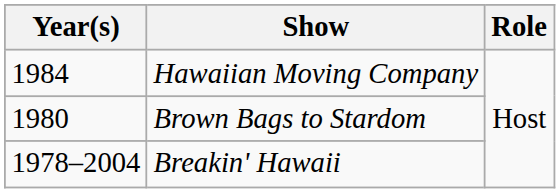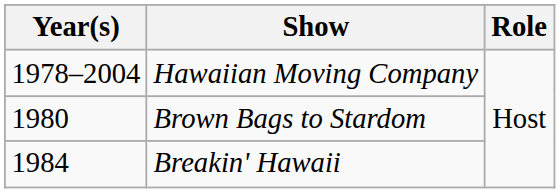(40, 72) 1984 -> (76, 72) 1978–2004
(76, 163) 1978–2004 -> (40, 163) 1984
